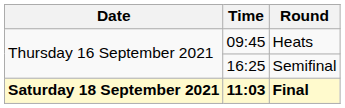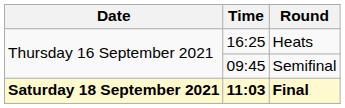(246, 41) 09:45 -> (246, 41) 16:25
(246, 66) 16:25 -> (246, 66) 09:45
